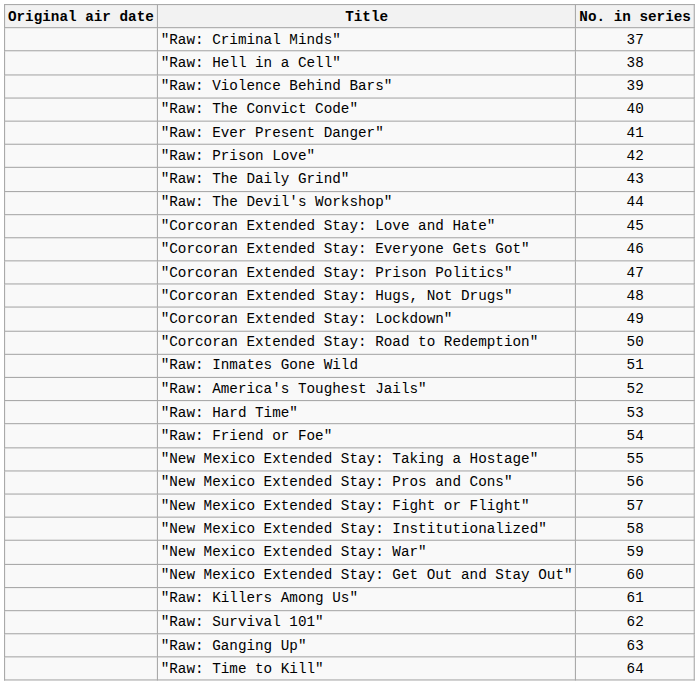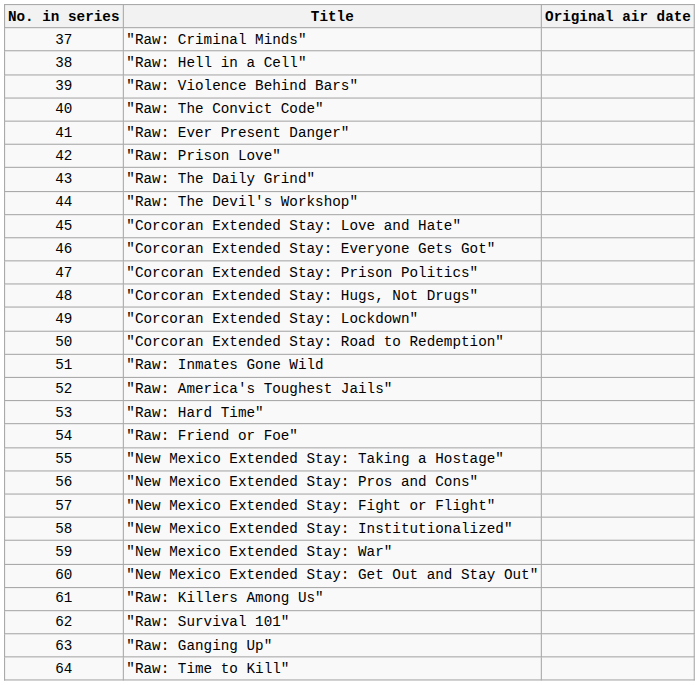columns swapped: (635, 16) <-> (81, 16)
